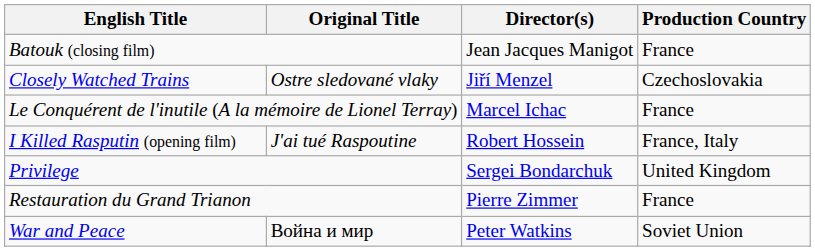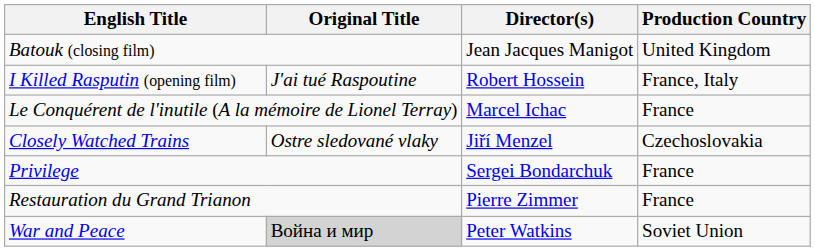(668, 49) France -> (706, 49) United Kingdom
rows swapped: (99, 79) <-> (122, 140)
(706, 170) United Kingdom -> (668, 170) France
(322, 230) no background -> (322, 230) lightgrey background
